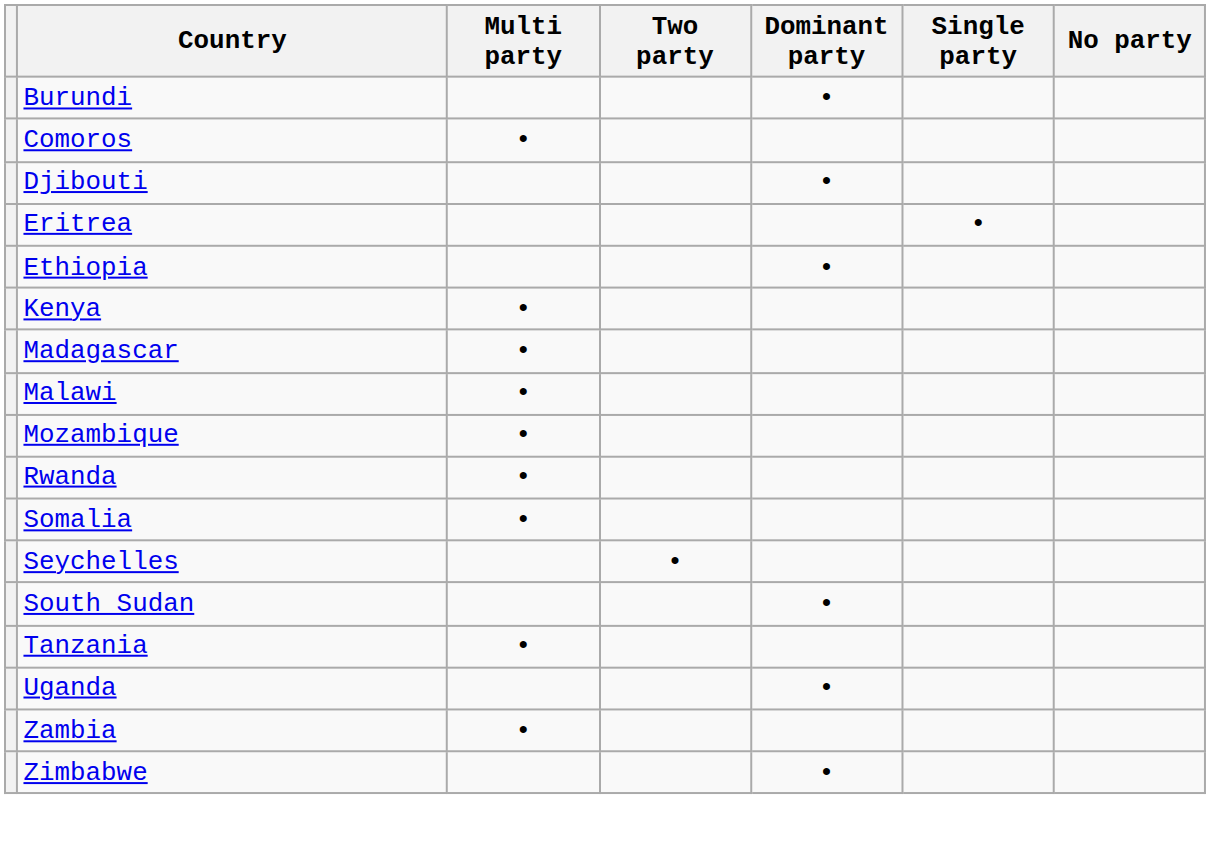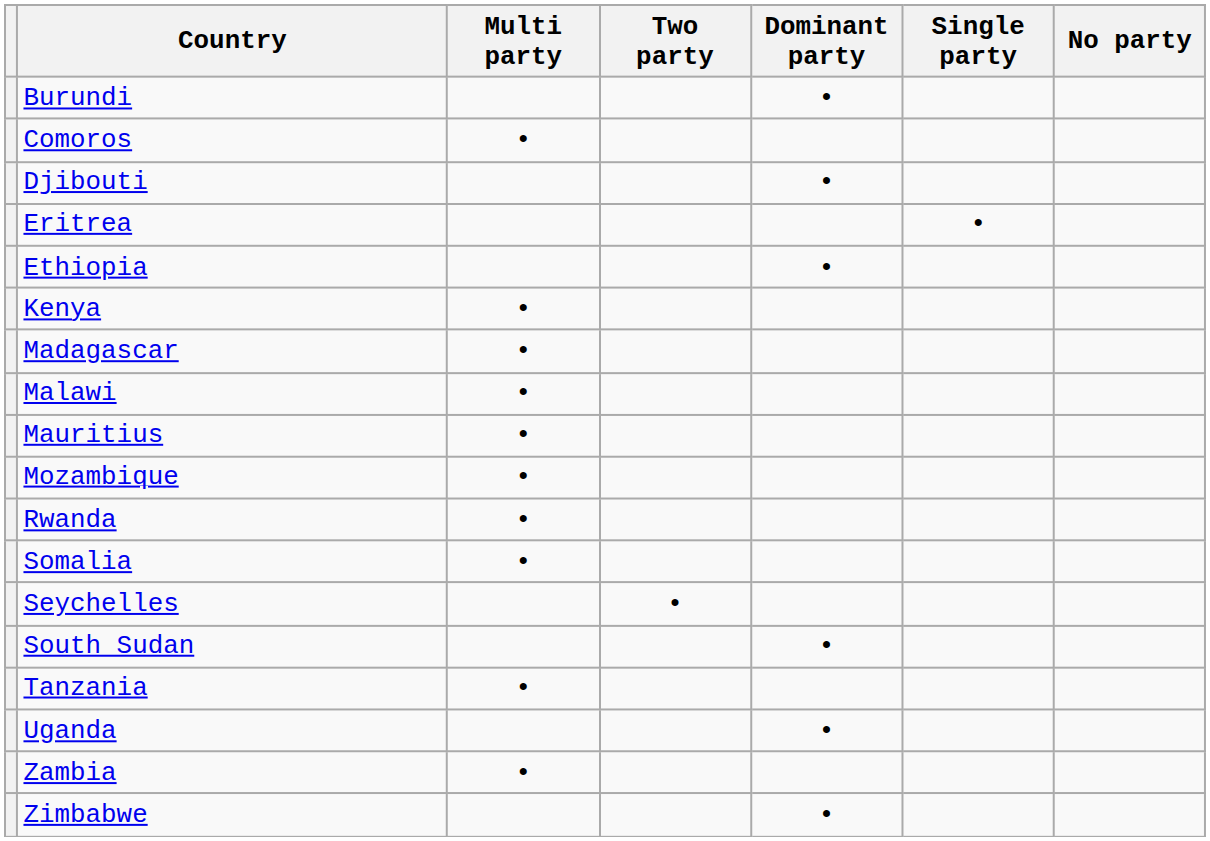+ row: (93, 435)
